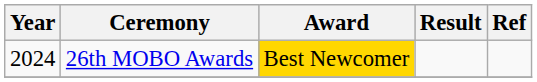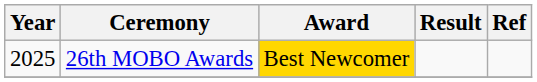(33, 58) 2024 -> (33, 58) 2025
